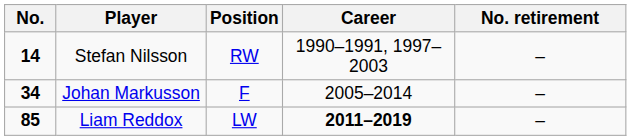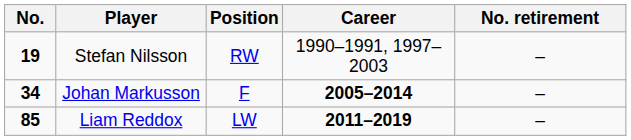(30, 55) 14 -> (30, 55) 19
(369, 93) normal -> (369, 93) bold
